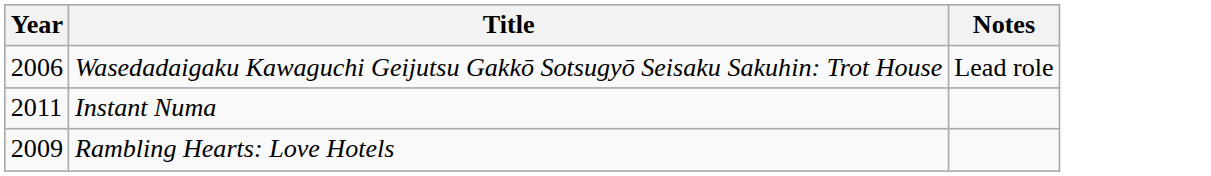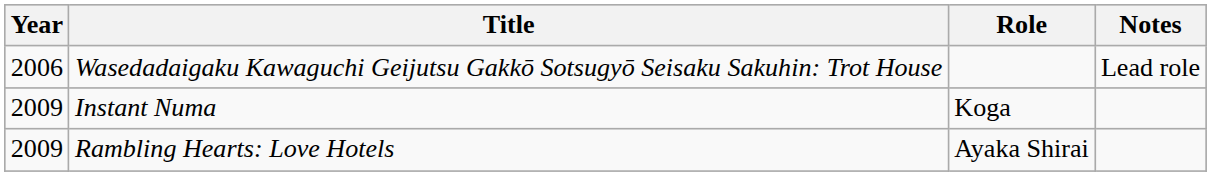+ column: (1022, 25)
(36, 107) 2011 -> (37, 107) 2009
